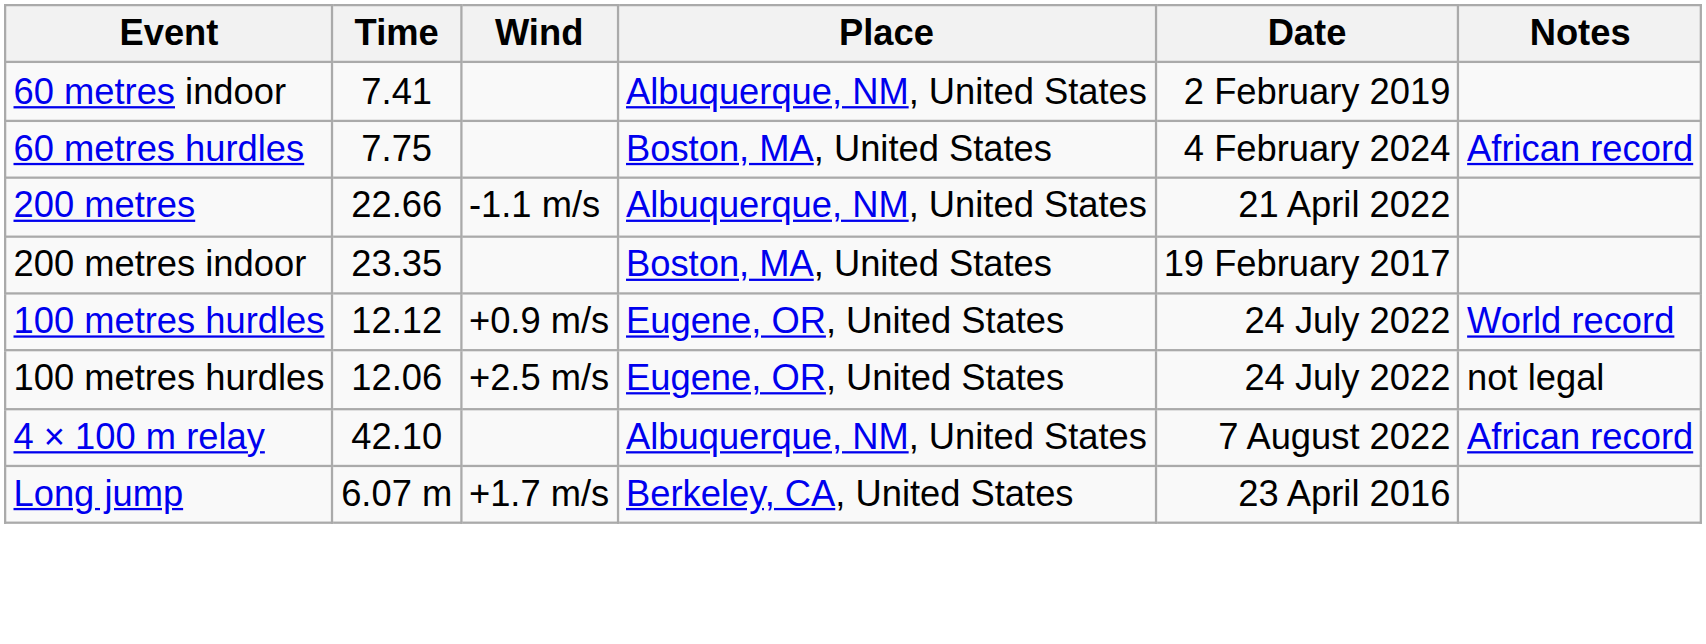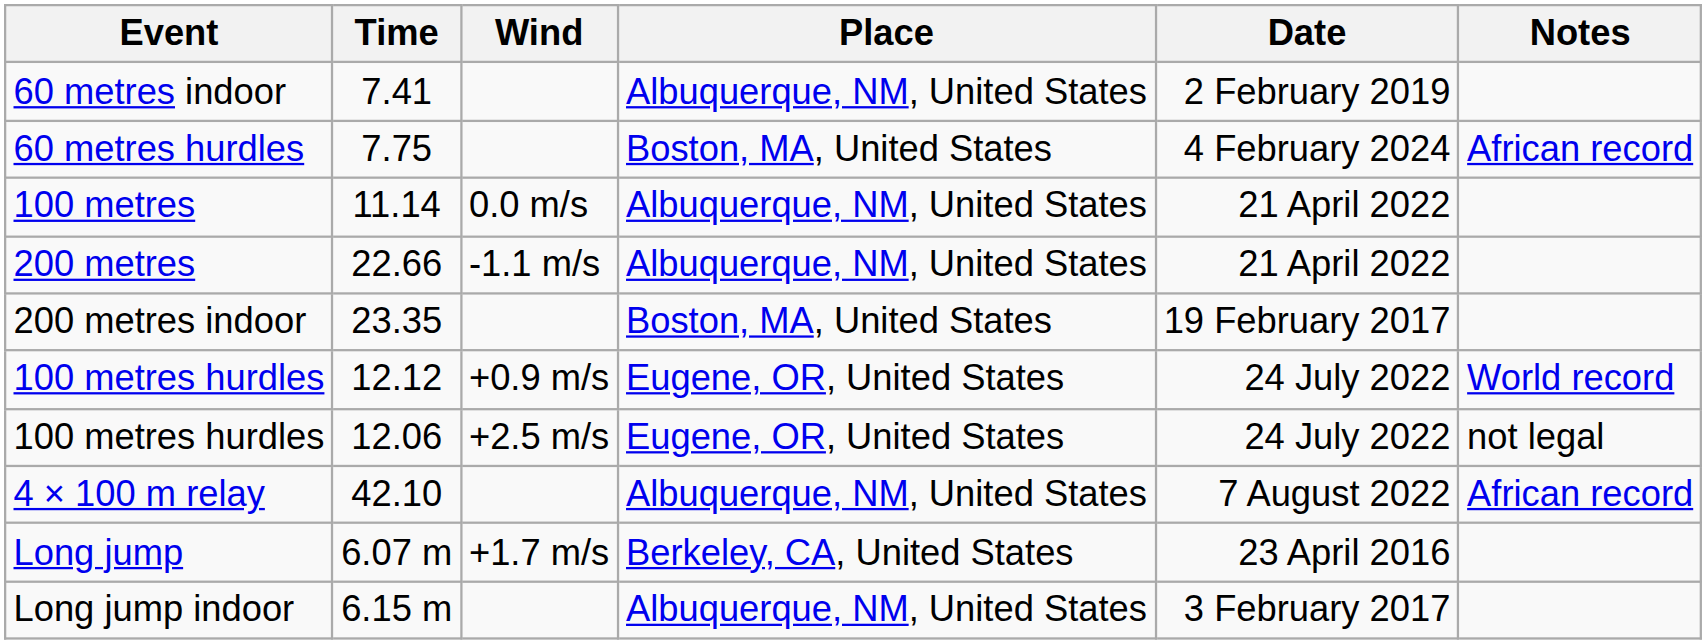+ row: (104, 206)
+ row: (154, 609)
